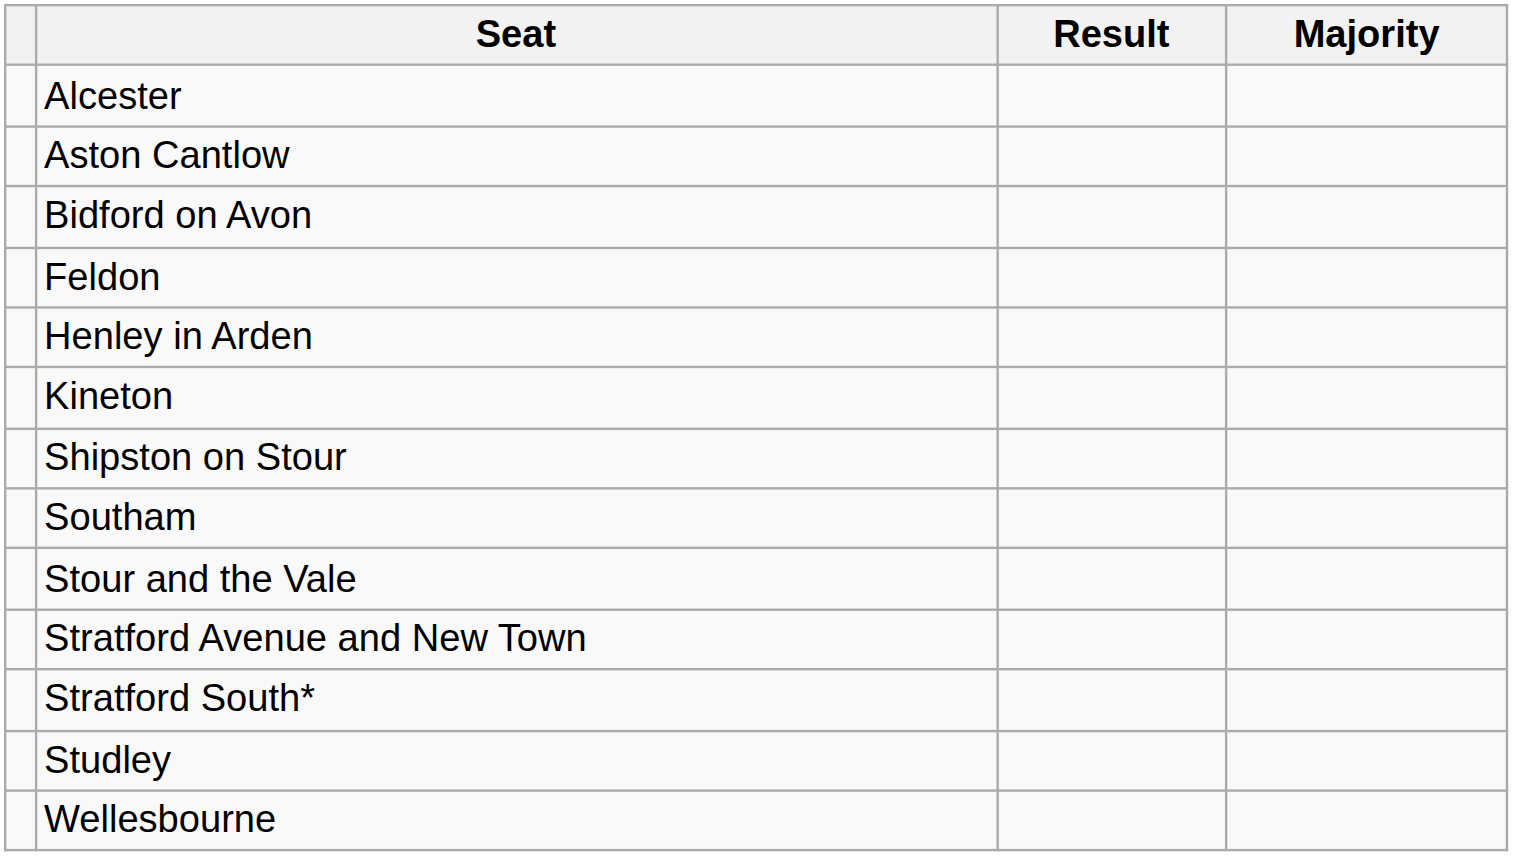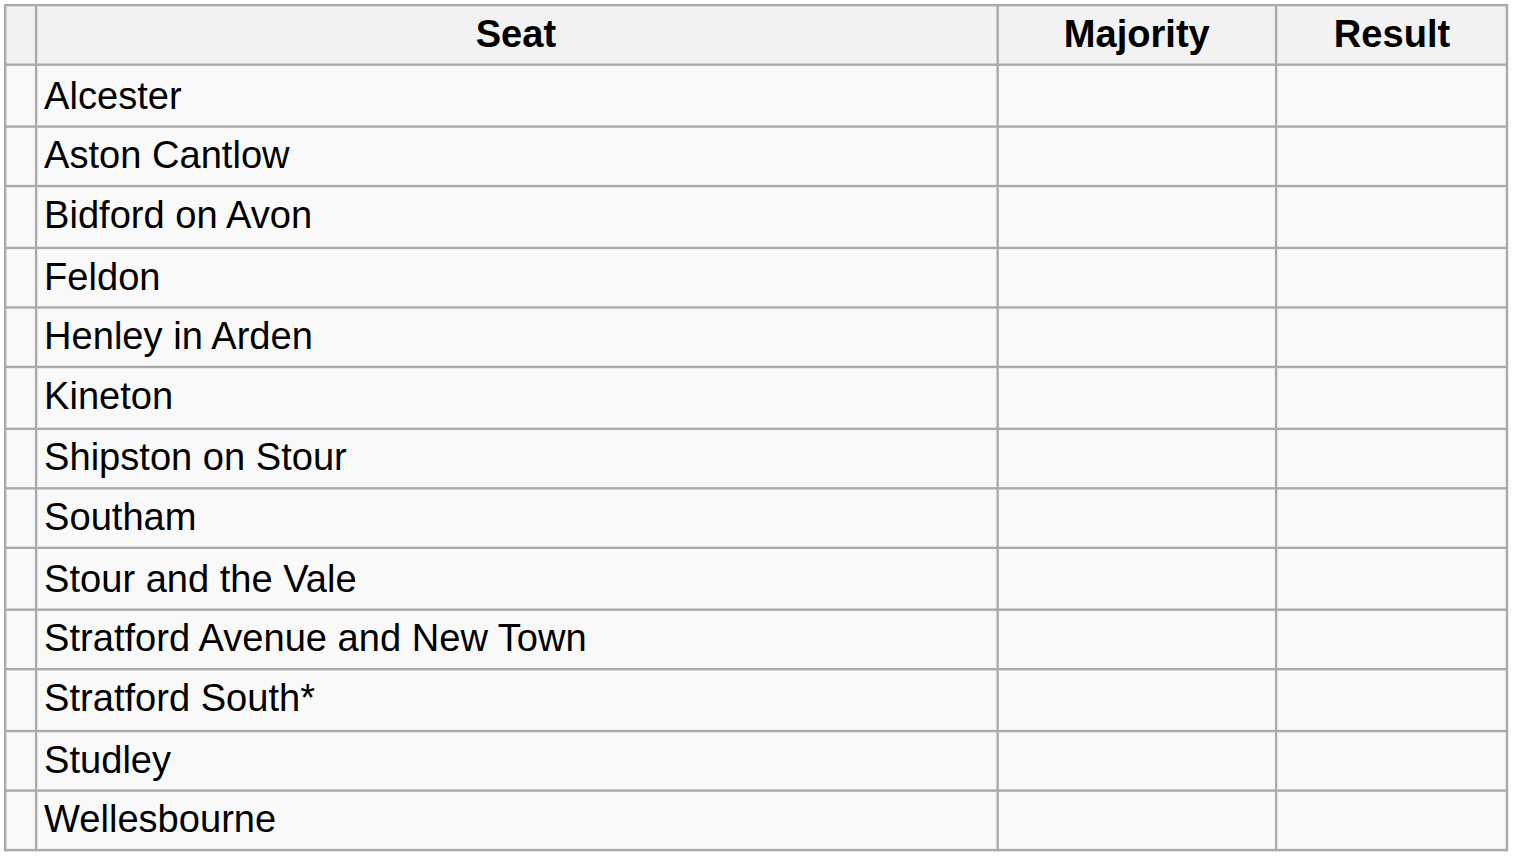columns swapped: (1111, 34) <-> (1367, 34)
